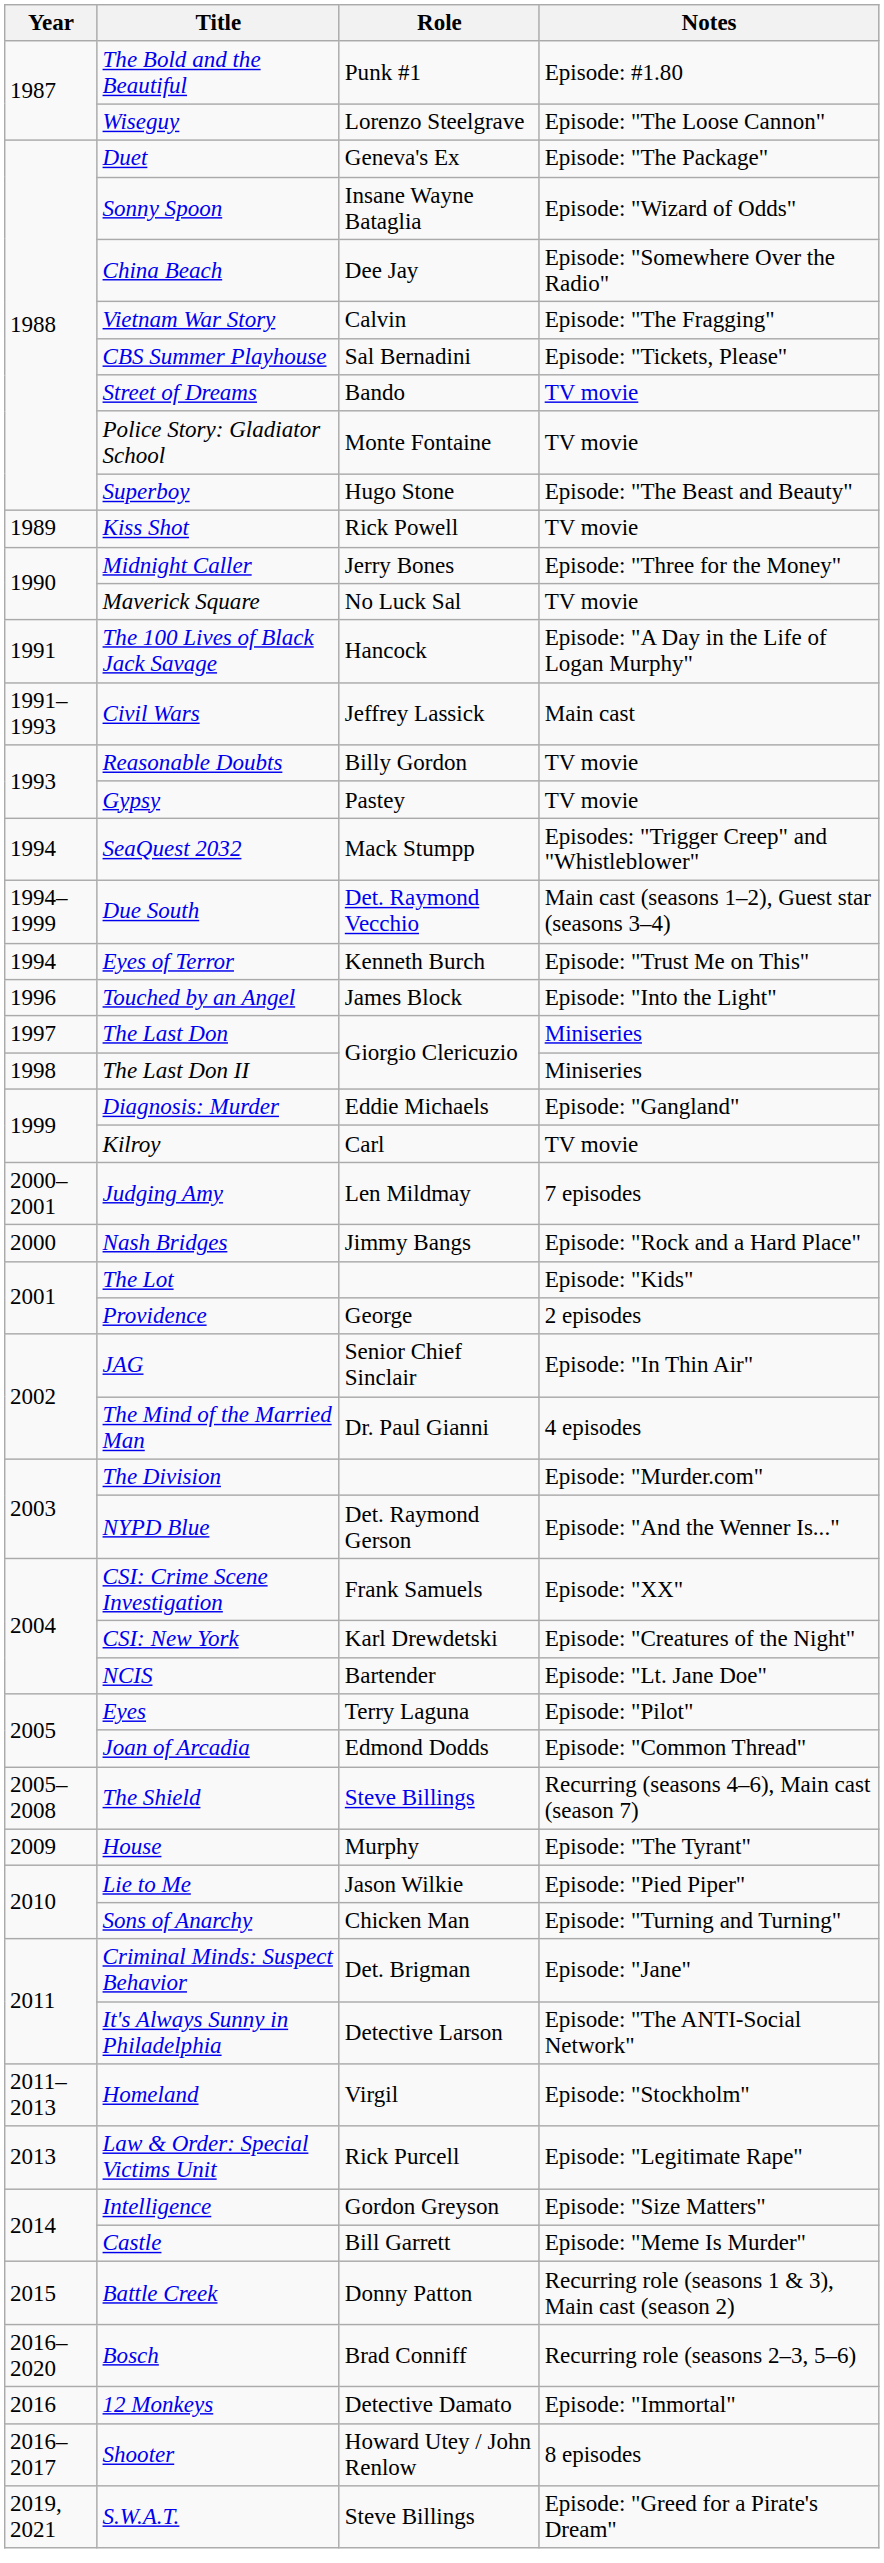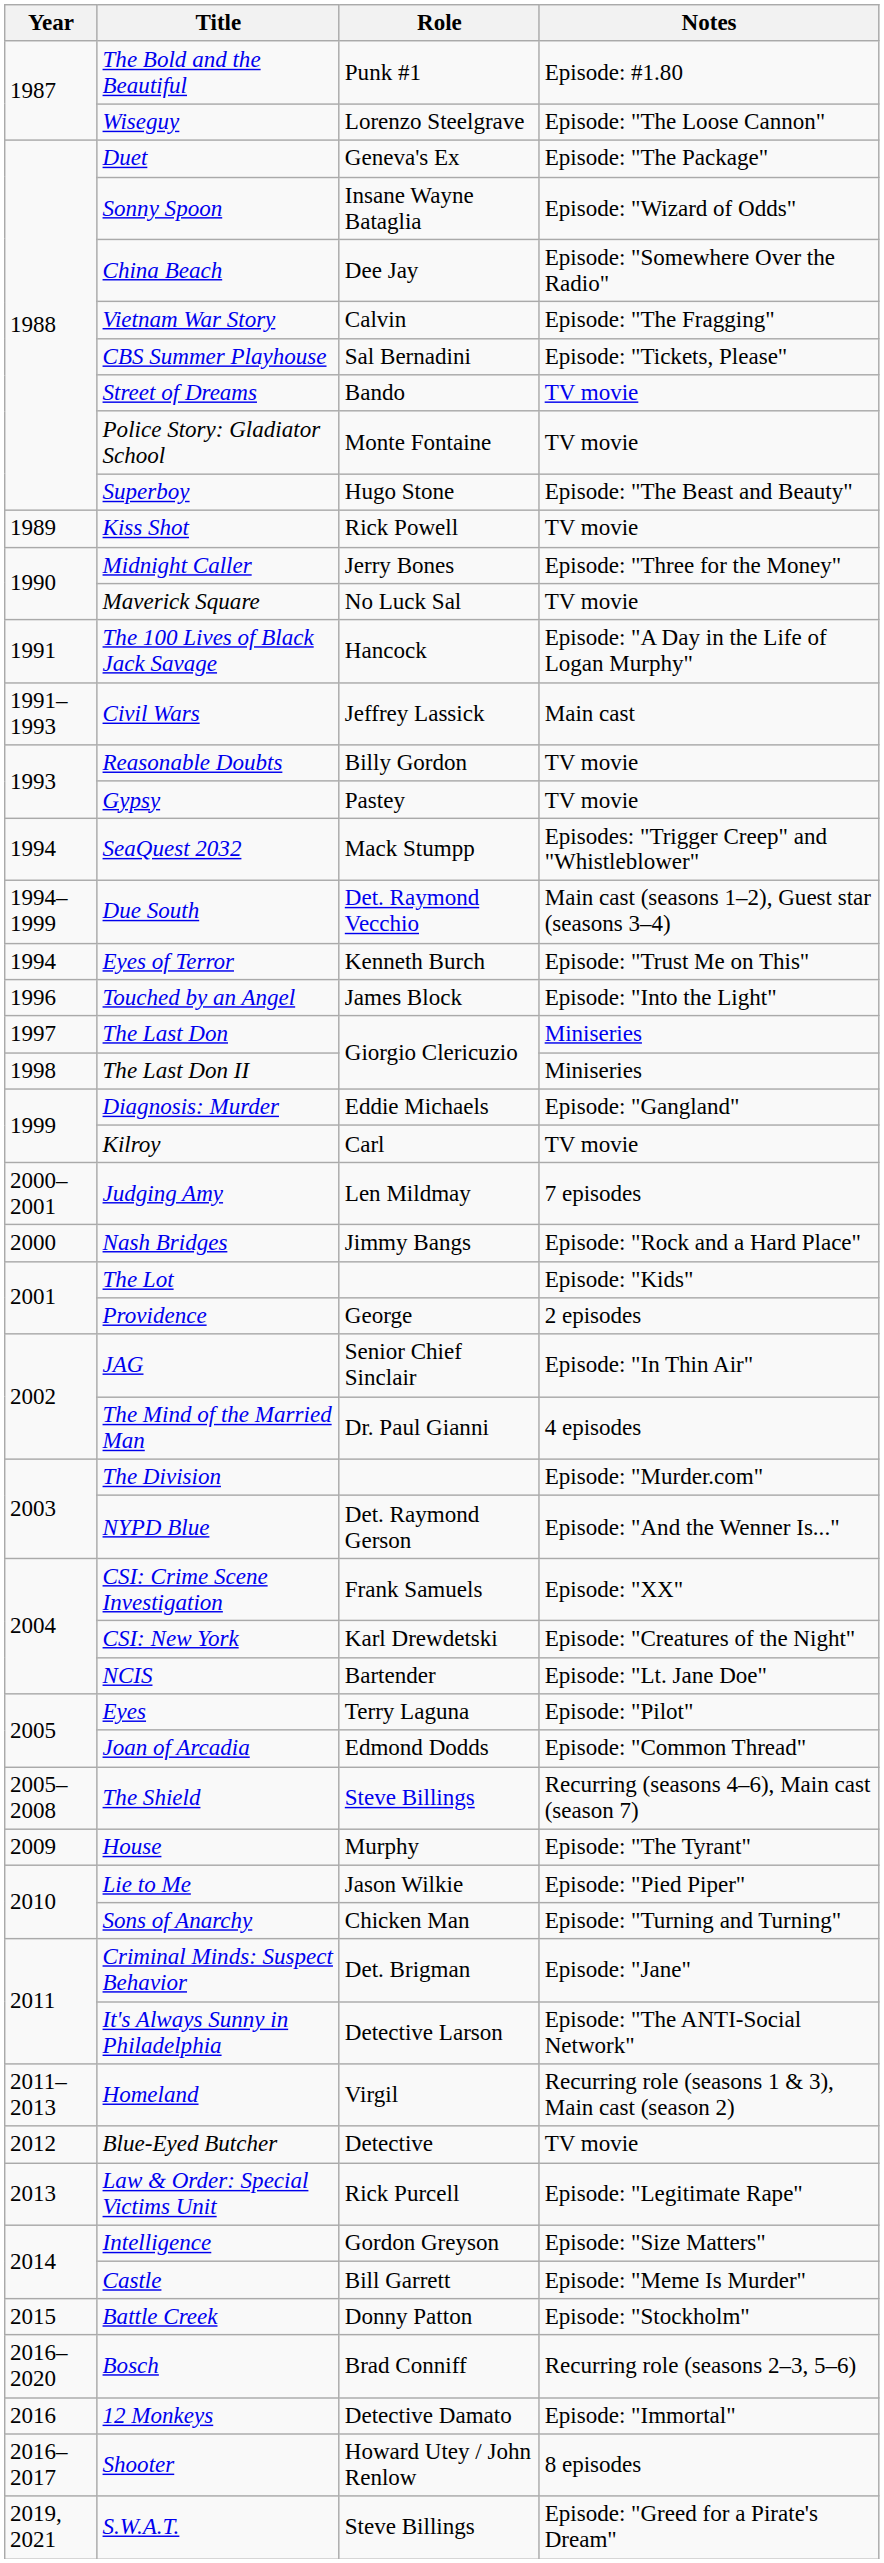(647, 2094) Episode: "Stockholm" -> (689, 2094) Recurring role (seasons 1 & 3), Main cast (season 2)
+ row: (190, 2144)
(689, 2292) Recurring role (seasons 1 & 3), Main cast (season 2) -> (647, 2316) Episode: "Stockholm"
